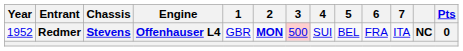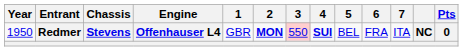(20, 32) 1952 -> (20, 32) 1950
(298, 32) 500 -> (298, 32) 550
(323, 32) normal -> (323, 32) bold
